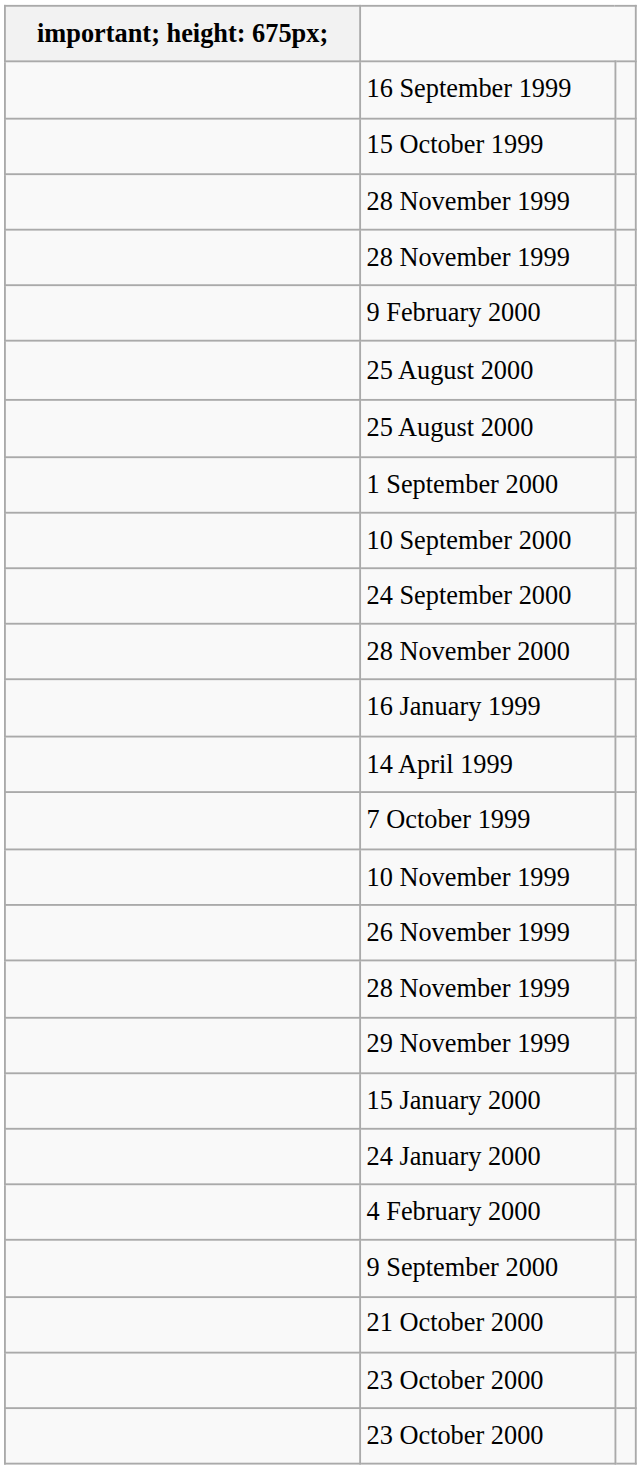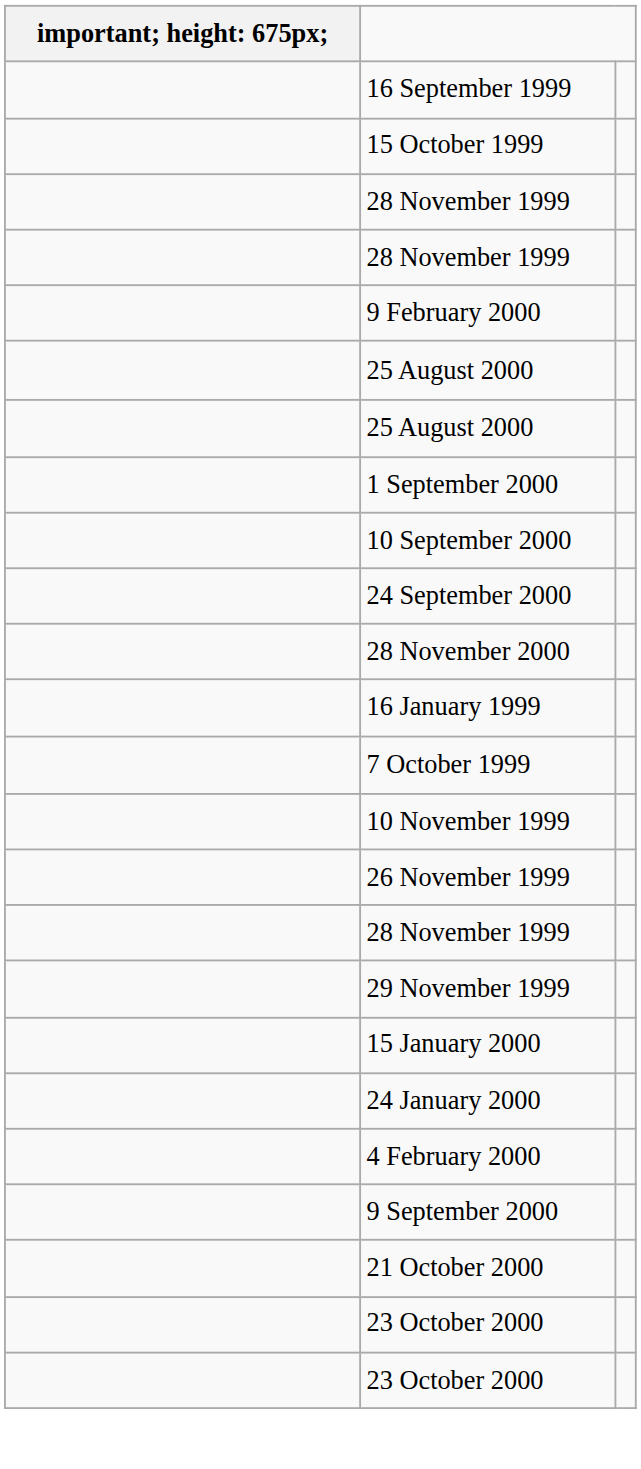- row: (183, 764)
